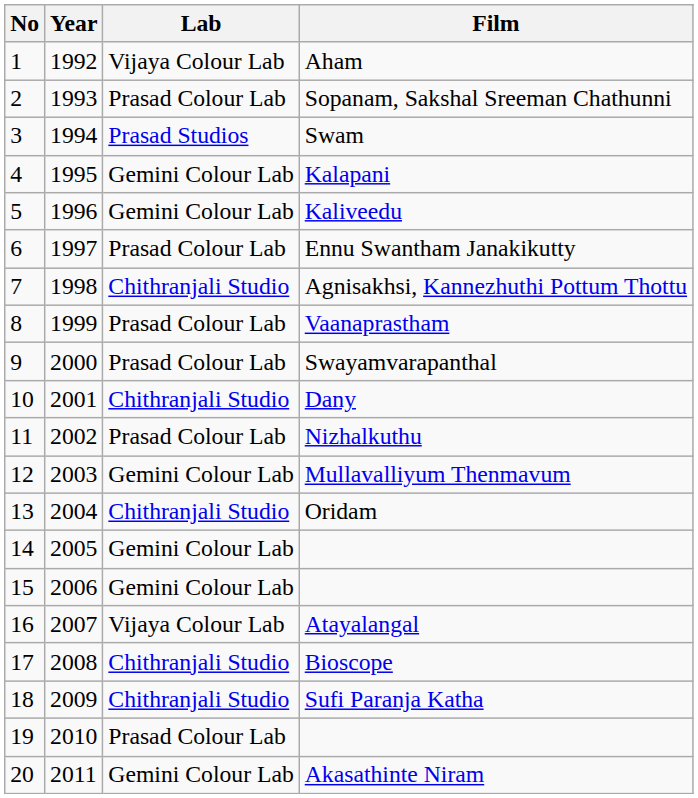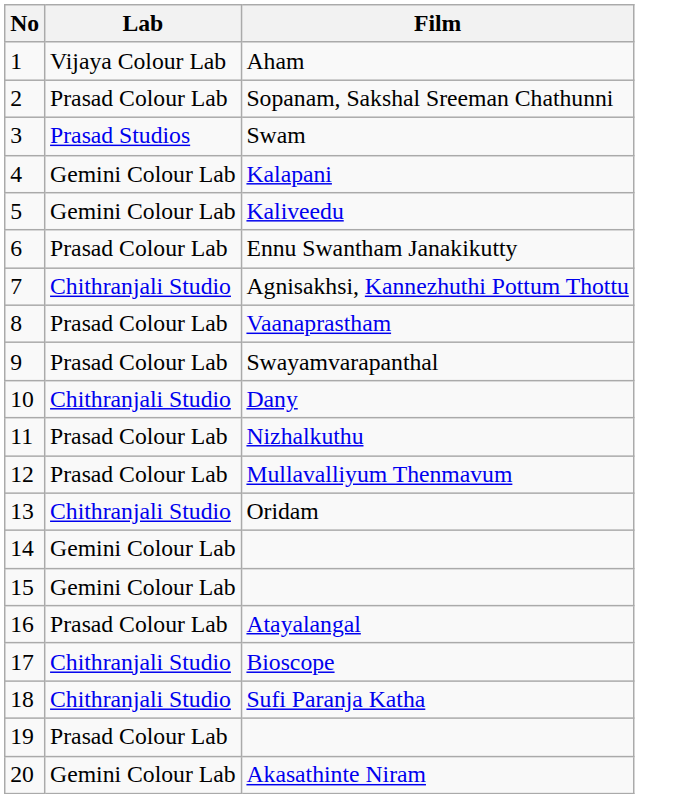- column: (74, 23)
(201, 473) Gemini Colour Lab -> (139, 473) Prasad Colour Lab
(196, 624) Vijaya Colour Lab -> (139, 624) Prasad Colour Lab
